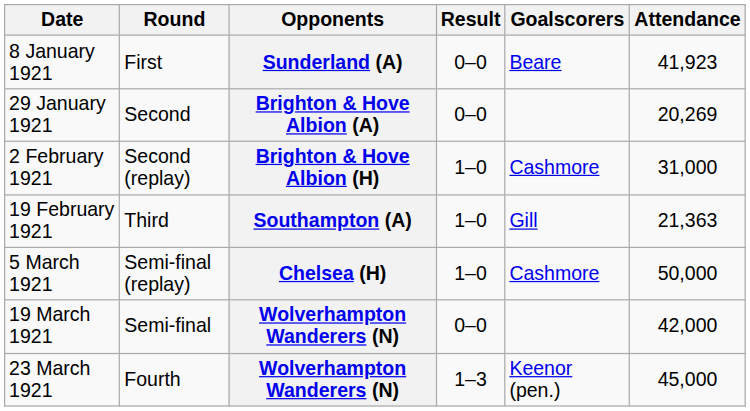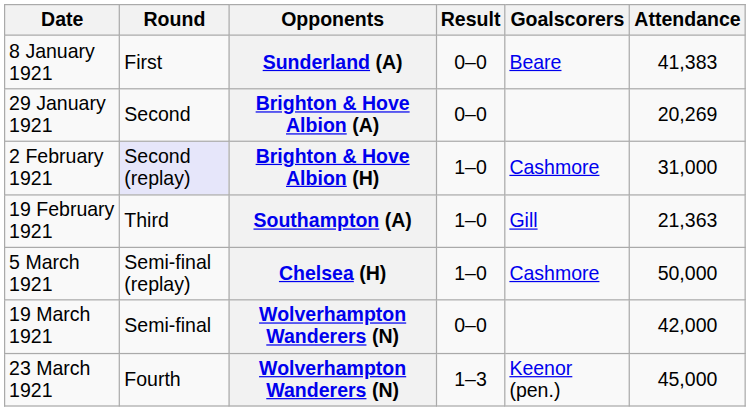(687, 61) 41,923 -> (687, 61) 41,383
(157, 167) no background -> (157, 167) lavender background
